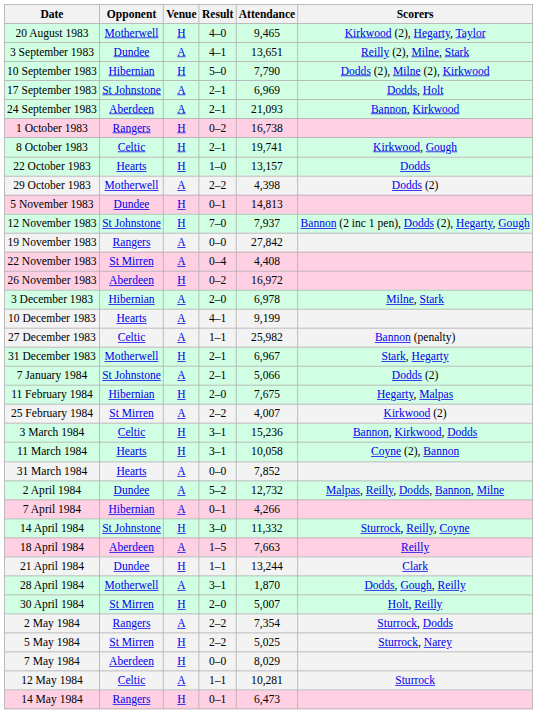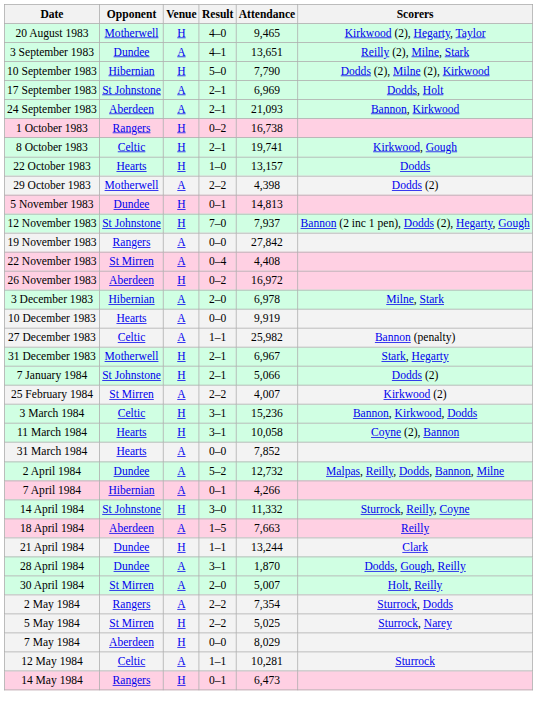(218, 318) 4–1 -> (218, 318) 0–0
(267, 318) 9,199 -> (267, 318) 9,919
(181, 376) A -> (181, 376) H
- row: (52, 395)
(132, 585) Motherwell -> (132, 566) Dundee
(181, 604) H -> (181, 585) A
